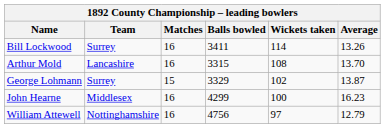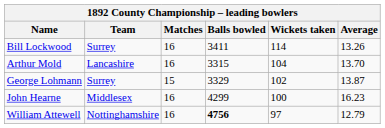(279, 64) 108 -> (279, 64) 104
(218, 115) normal -> (218, 115) bold
